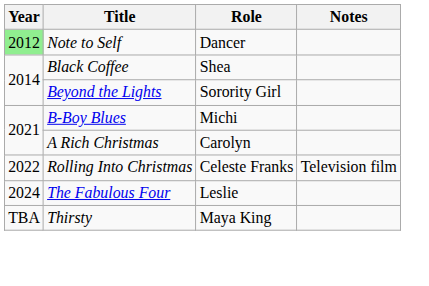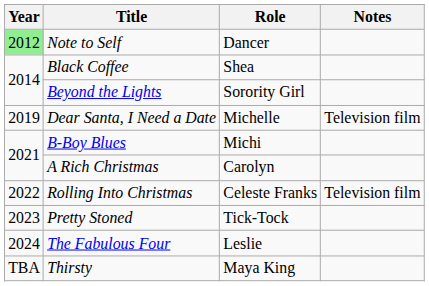+ row: (132, 117)
+ row: (90, 218)
